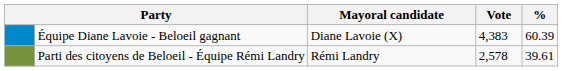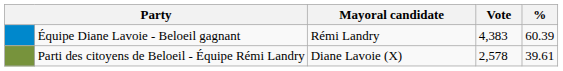(356, 35) Diane Lavoie (X) -> (345, 35) Rémi Landry
(345, 55) Rémi Landry -> (356, 55) Diane Lavoie (X)
